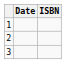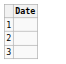- column: (49, 11)
